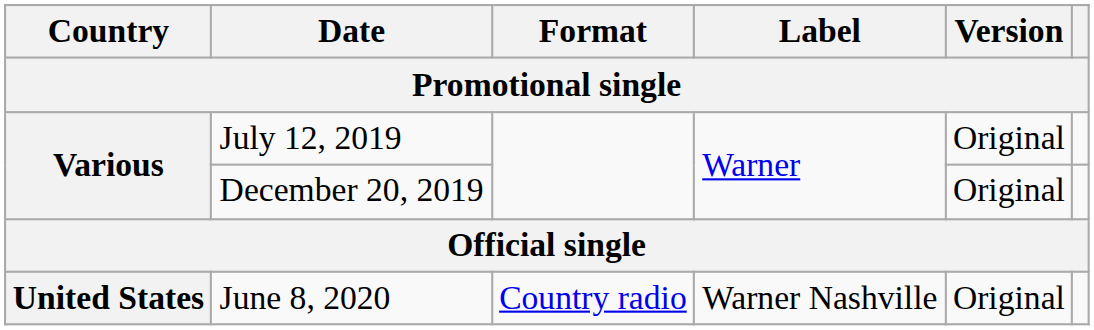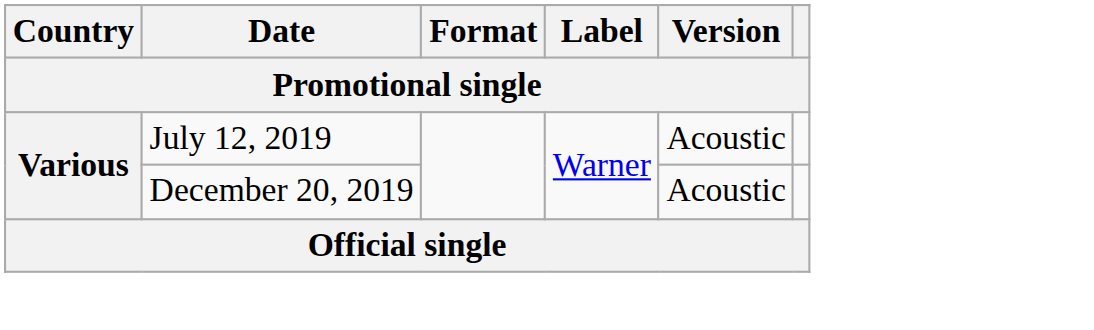(1009, 137) Original -> (726, 137) Acoustic
(1009, 191) Original -> (726, 191) Acoustic
- row: (305, 297)
